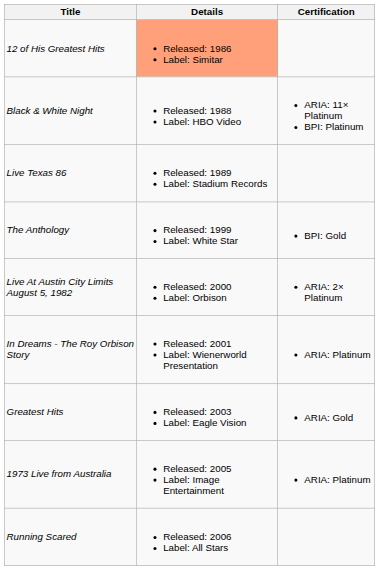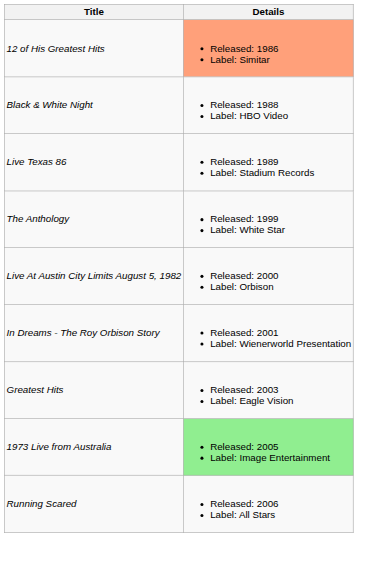- column: (326, 12)
(207, 480) no background -> (268, 452) lightgreen background
